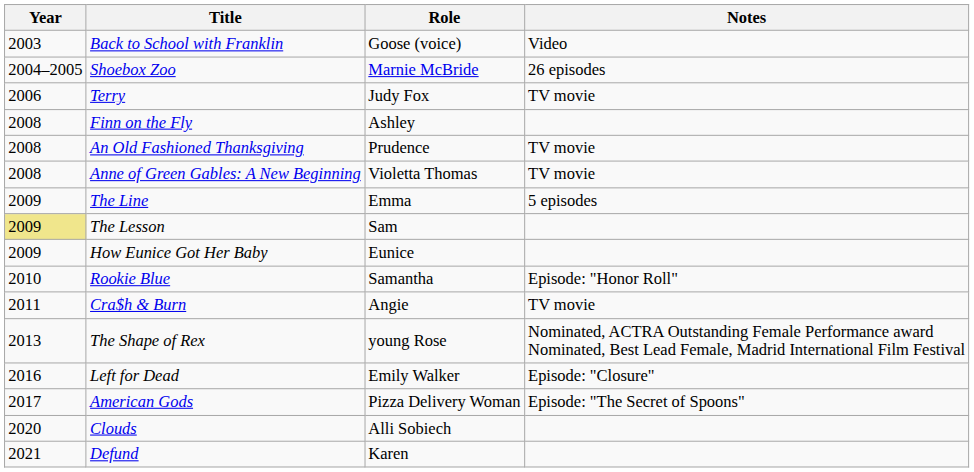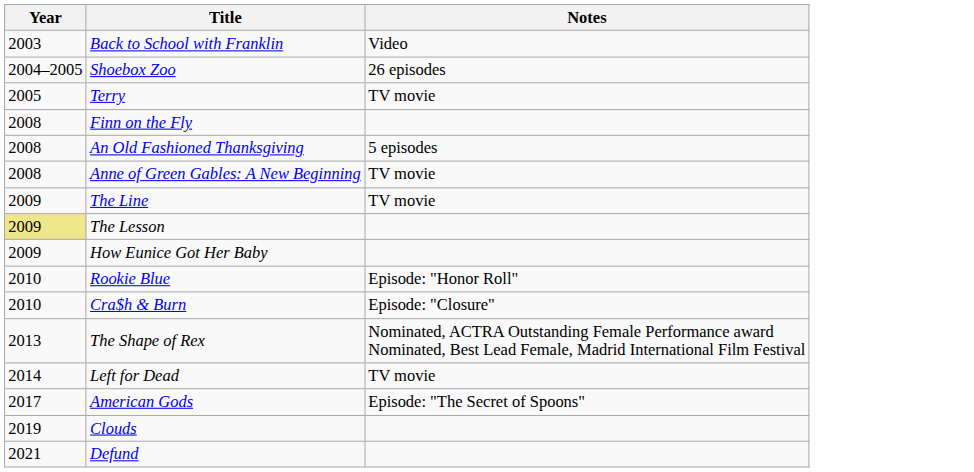- column: (444, 17)
(25, 95) 2006 -> (25, 95) 2005
(562, 148) TV movie -> (403, 148) 5 episodes
(563, 200) 5 episodes -> (402, 200) TV movie
(24, 305) 2011 -> (25, 305) 2010
(562, 305) TV movie -> (432, 305) Episode: "Closure"
(25, 375) 2016 -> (25, 375) 2014
(591, 375) Episode: "Closure" -> (402, 375) TV movie
(25, 428) 2020 -> (25, 428) 2019
